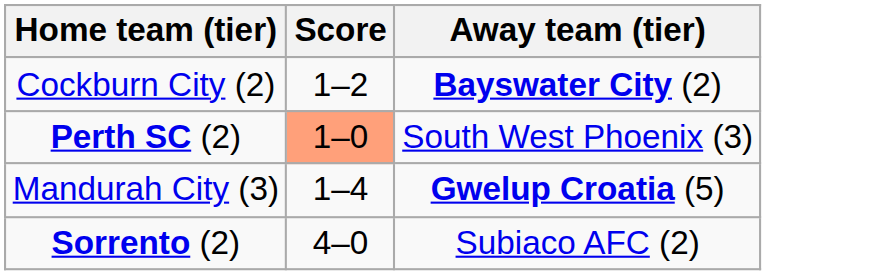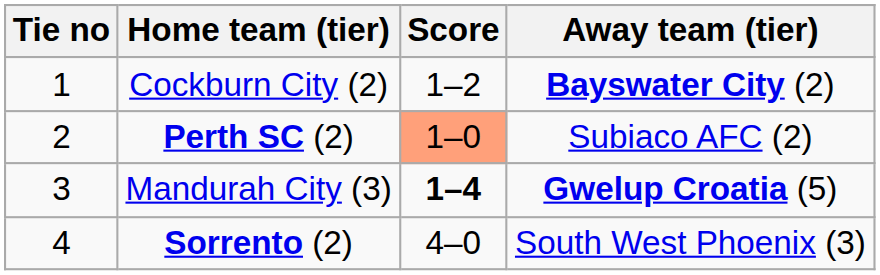+ column: (61, 30)
(578, 136) South West Phoenix (3) -> (690, 136) Subiaco AFC (2)
(341, 189) normal -> (453, 189) bold
(578, 242) Subiaco AFC (2) -> (690, 242) South West Phoenix (3)
